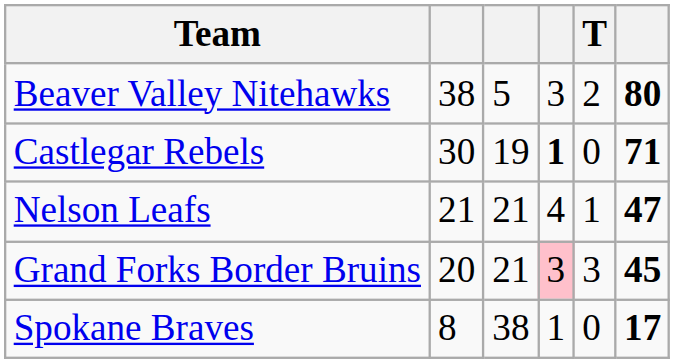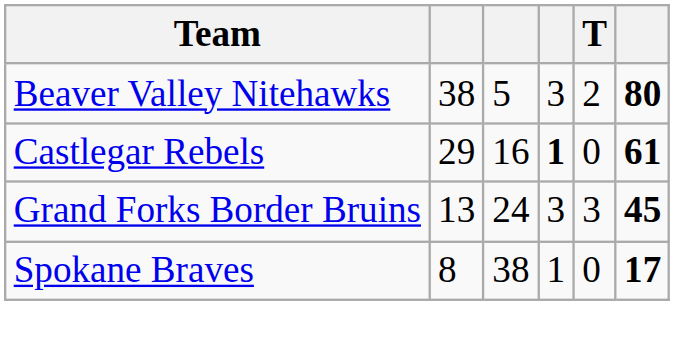(457, 151) 30 -> (457, 151) 29
(511, 151) 19 -> (511, 151) 16
(643, 151) 71 -> (643, 151) 61
- row: (112, 210)
(457, 269) 20 -> (457, 210) 13
(511, 269) 21 -> (511, 210) 24
(556, 269) pink background -> (556, 210) no background
